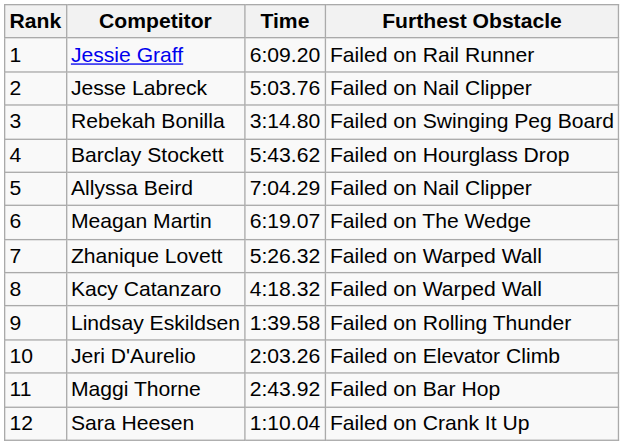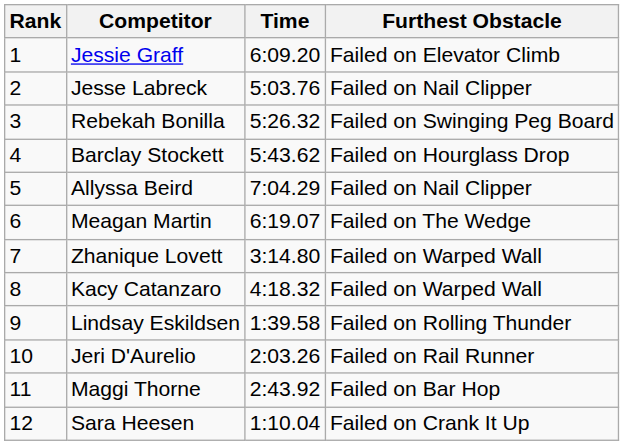(432, 54) Failed on Rail Runner -> (445, 54) Failed on Elevator Climb
(285, 121) 3:14.80 -> (285, 121) 5:26.32
(285, 255) 5:26.32 -> (285, 255) 3:14.80
(445, 356) Failed on Elevator Climb -> (432, 356) Failed on Rail Runner
